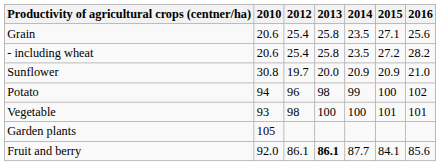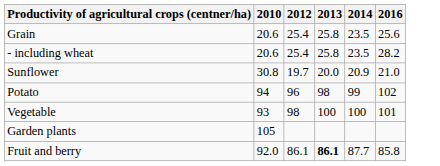- column: (390, 14)
(419, 151) 85.6 -> (389, 151) 85.8
